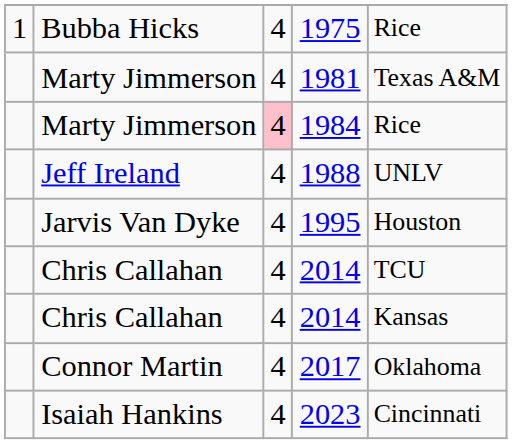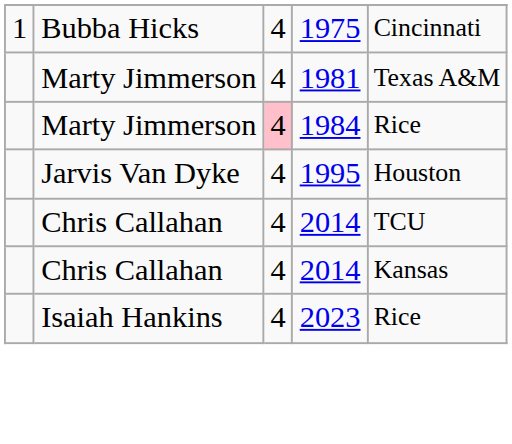(397, 28) Rice -> (427, 28) Cincinnati
- row: (111, 173)
- row: (132, 366)
(427, 414) Cincinnati -> (397, 317) Rice
